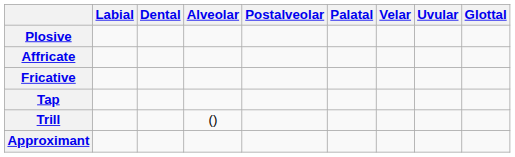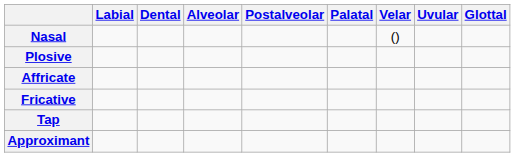+ row: (48, 36)
- row: (48, 120)
